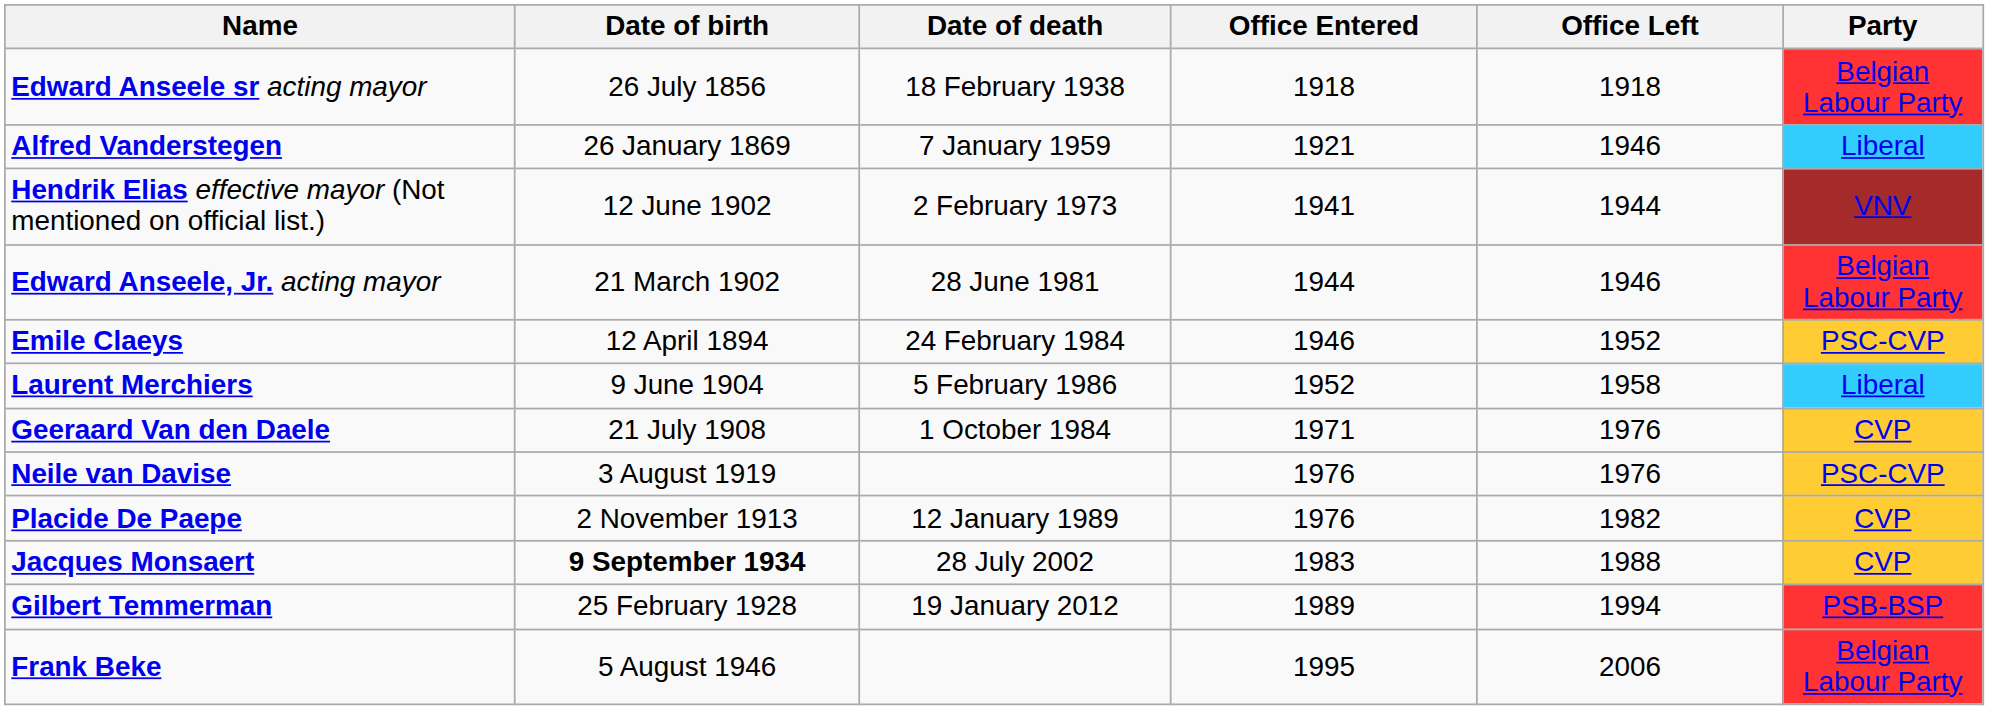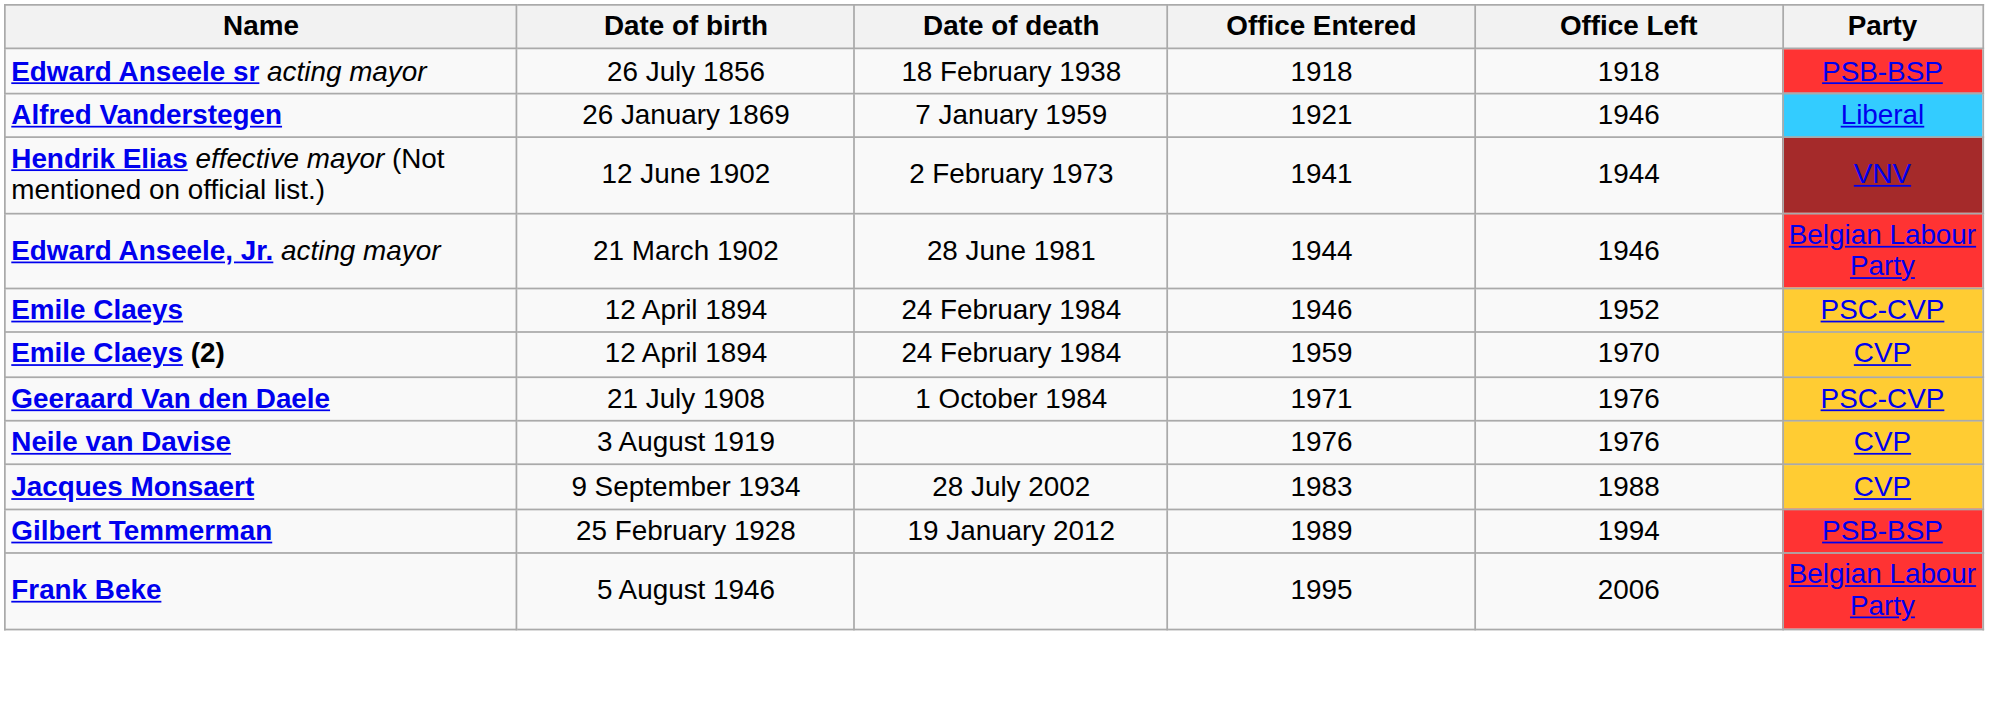(1883, 86) Belgian Labour Party -> (1882, 70) PSB-BSP
- row: (132, 385)
+ row: (118, 354)
(1883, 429) CVP -> (1882, 398) PSC-CVP
(1883, 473) PSC-CVP -> (1882, 442) CVP
- row: (127, 517)
(687, 562) bold -> (686, 486) normal
